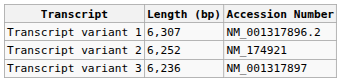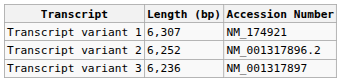(274, 32) NM_001317896.2 -> (257, 32) NM_174921
(257, 50) NM_174921 -> (274, 50) NM_001317896.2
